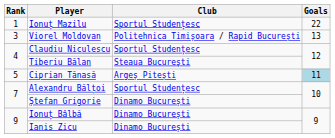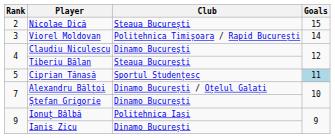- row: (58, 24)
+ row: (58, 24)
(316, 37) 13 -> (316, 37) 14
(157, 50) Sportul Studențesc -> (152, 50) Dinamo București
(145, 75) Argeș Pitești -> (157, 75) Sportul Studențesc
(157, 88) Sportul Studențesc -> (190, 88) Dinamo București / Oțelul Galați
(152, 114) Dinamo București -> (152, 114) Politehnica Iași
